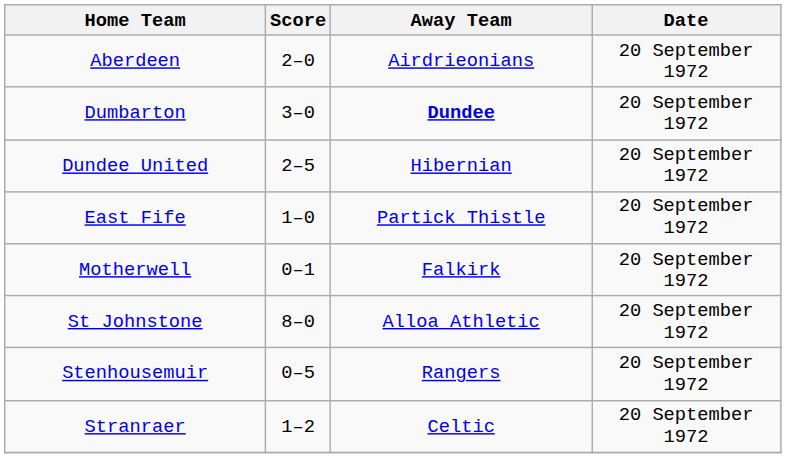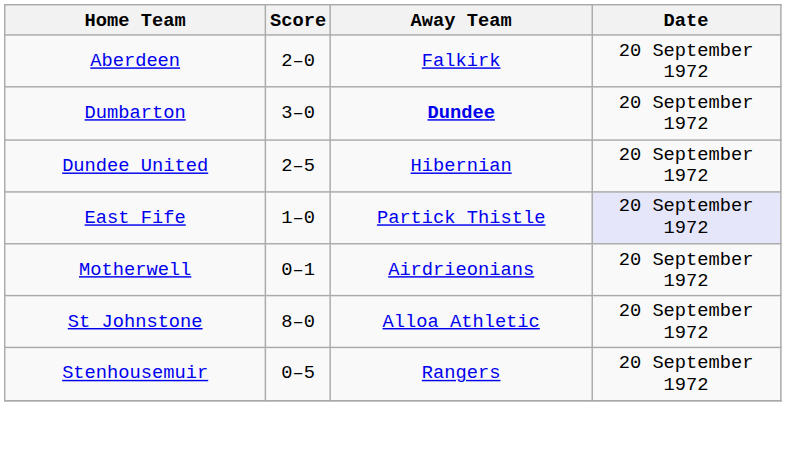(461, 61) Airdrieonians -> (461, 61) Falkirk
(686, 218) no background -> (686, 218) lavender background
(461, 270) Falkirk -> (461, 270) Airdrieonians
- row: (135, 426)
